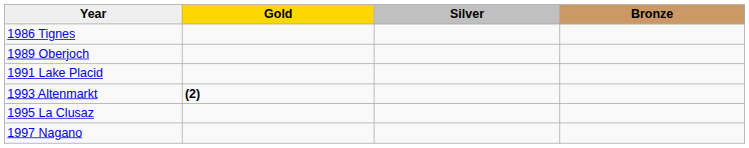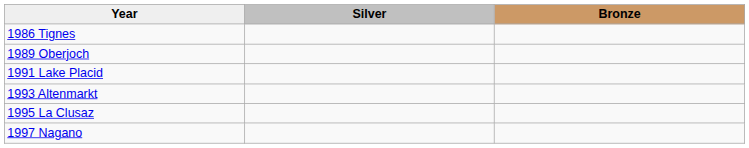- column: (278, 14)
